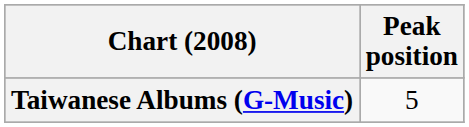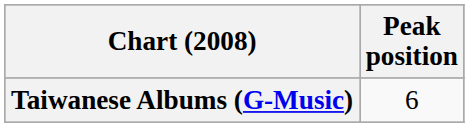(412, 99) 5 -> (412, 99) 6
